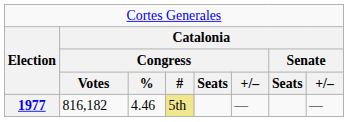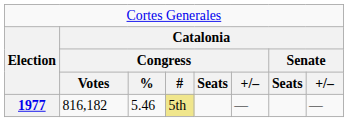(143, 104) 4.46 -> (143, 104) 5.46
